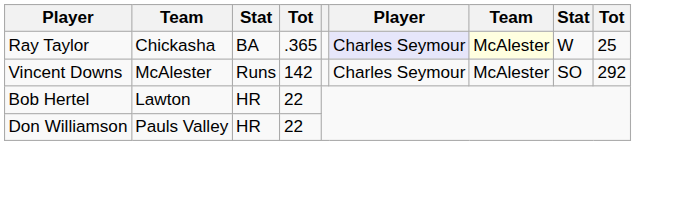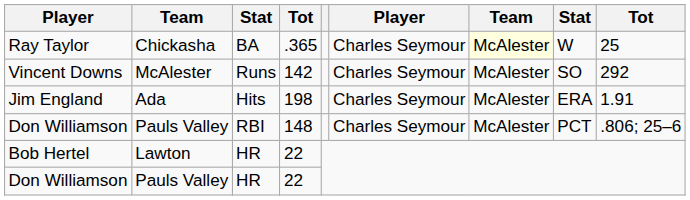(399, 45) lavender background -> (399, 45) no background
+ row: (56, 99)
+ row: (68, 126)
